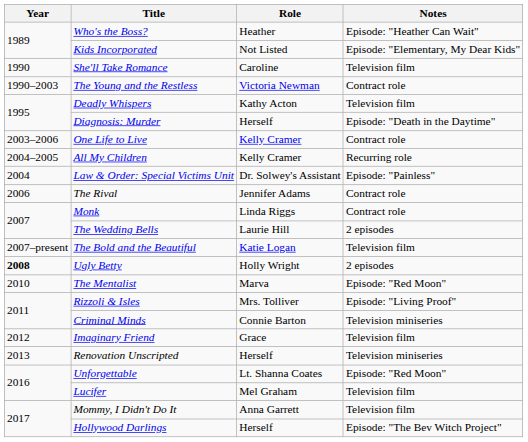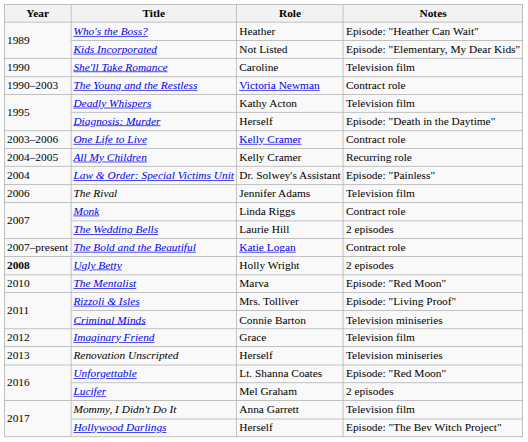(376, 193) Contract role -> (380, 193) Television film
(380, 247) Television film -> (376, 247) Contract role
(380, 391) Television film -> (370, 391) 2 episodes
